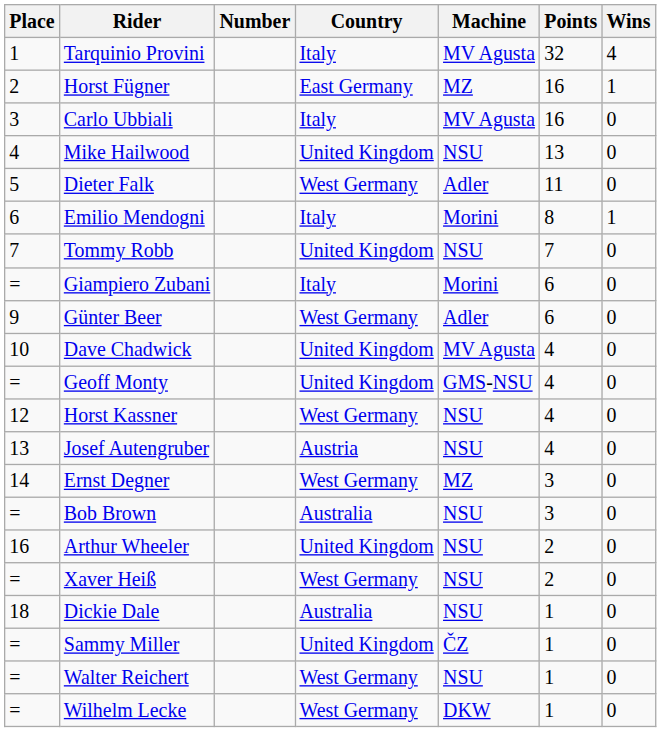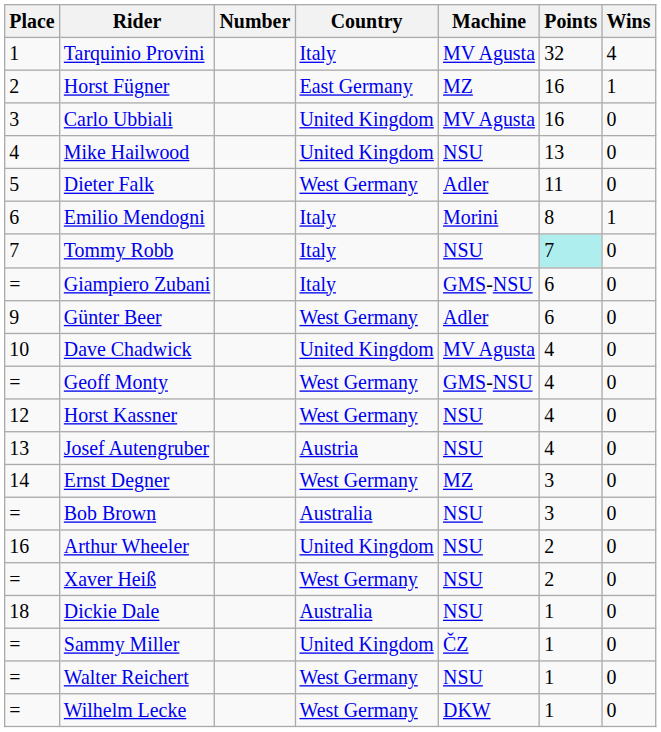(318, 119) Italy -> (367, 119) United Kingdom
(367, 250) United Kingdom -> (318, 250) Italy
(549, 250) no background -> (549, 250) paleturquoise background
(471, 283) Morini -> (488, 283) GMS-NSU
(367, 382) United Kingdom -> (359, 382) West Germany
